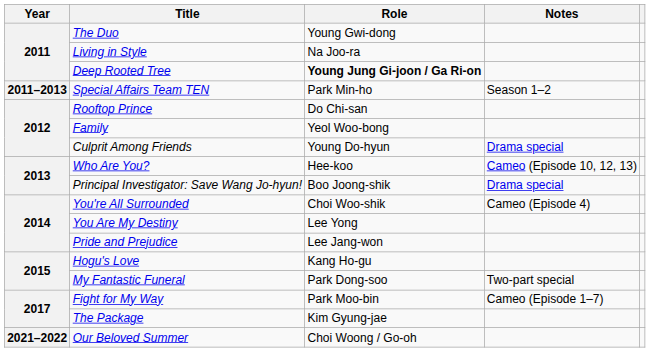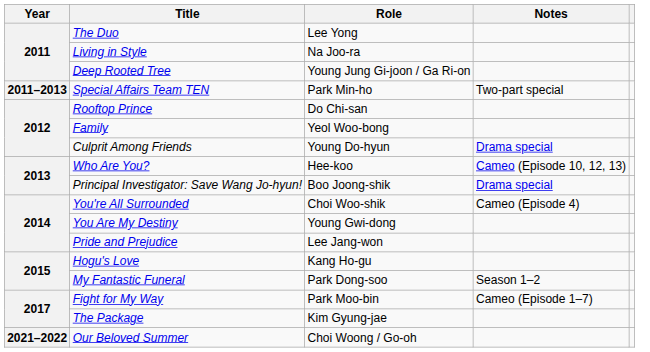(352, 33) Young Gwi-dong -> (333, 33) Lee Yong
(394, 71) bold -> (389, 71) normal
(519, 90) Season 1–2 -> (520, 90) Two-part special
(333, 223) Lee Yong -> (352, 223) Young Gwi-dong
(530, 280) Two-part special -> (508, 280) Season 1–2
